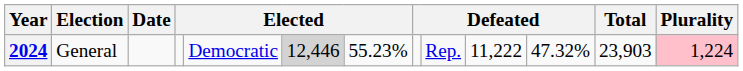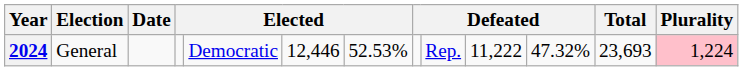(313, 50) lightgrey background -> (313, 50) no background
(378, 50) 55.23% -> (378, 50) 52.53%
(625, 50) 23,903 -> (625, 50) 23,693
